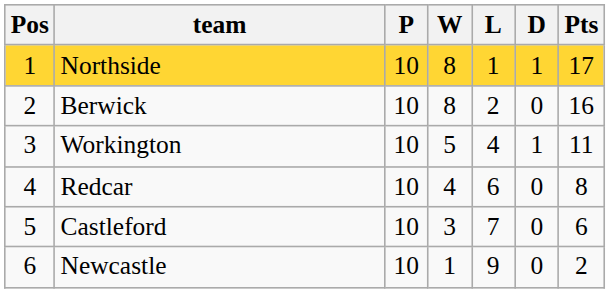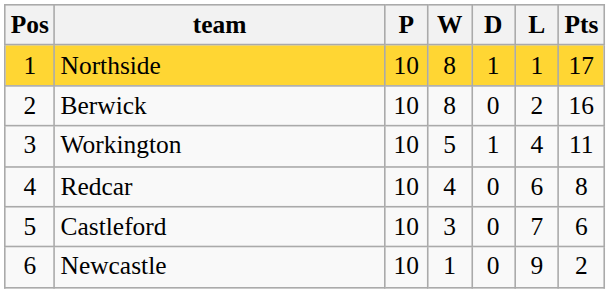columns swapped: (537, 24) <-> (493, 24)
